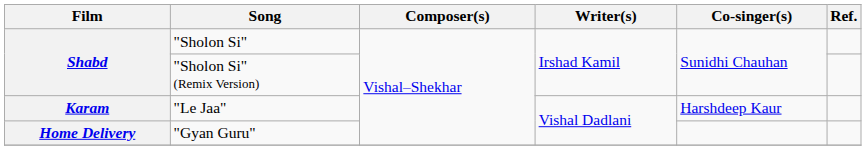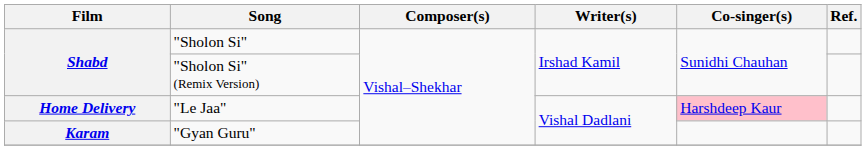(87, 108) Karam -> (87, 108) Home Delivery
(731, 108) no background -> (731, 108) pink background
(87, 132) Home Delivery -> (87, 132) Karam
